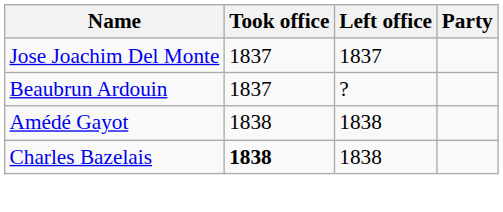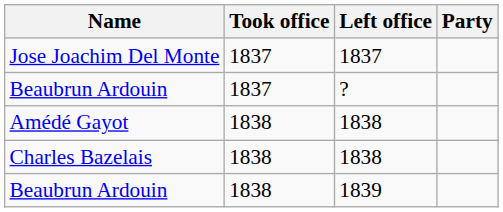(250, 156) bold -> (250, 156) normal
+ row: (88, 190)
